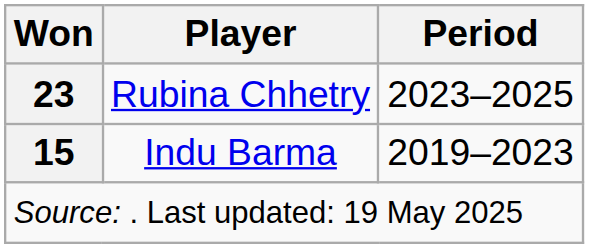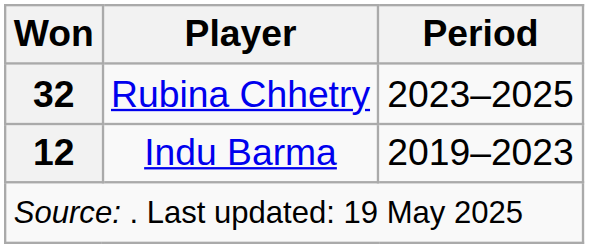(54, 93) 23 -> (54, 93) 32
(54, 152) 15 -> (54, 152) 12
